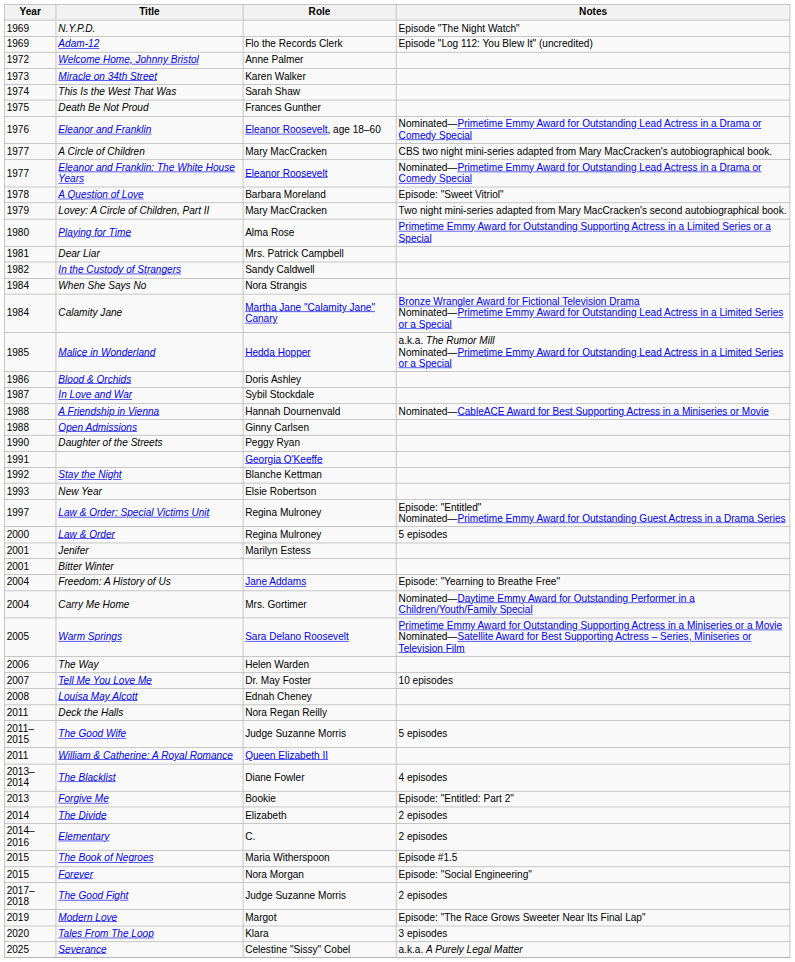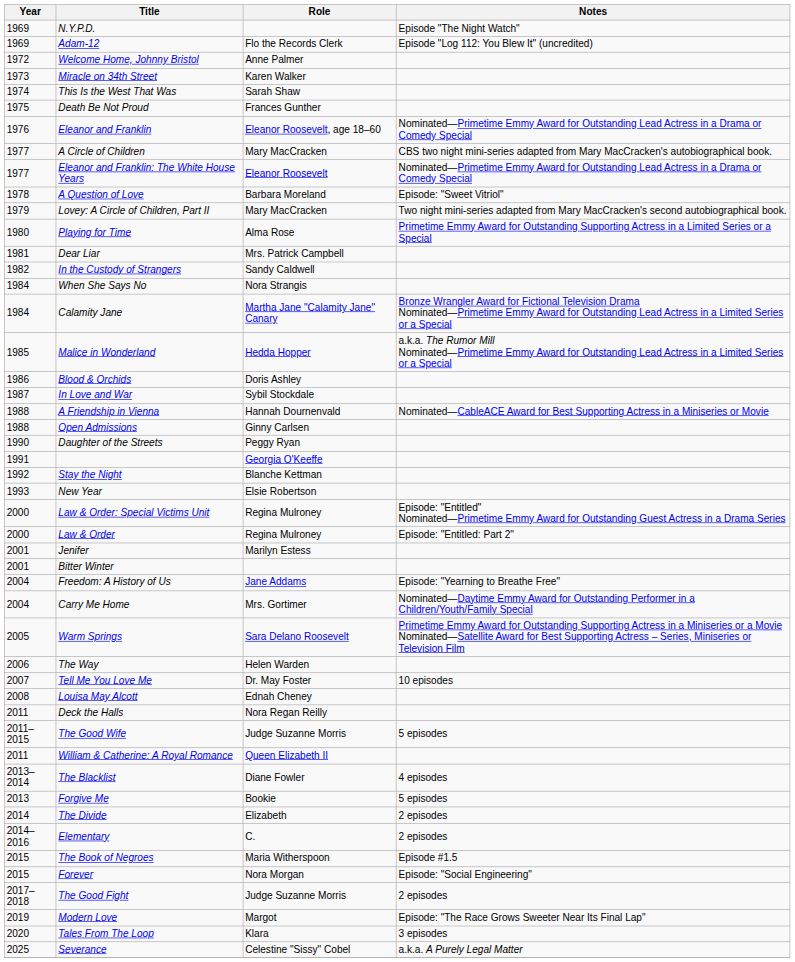(18, 513) 1997 -> (18, 513) 2000
(423, 534) 5 episodes -> (456, 534) Episode: "Entitled: Part 2"
(456, 799) Episode: "Entitled: Part 2" -> (423, 799) 5 episodes
